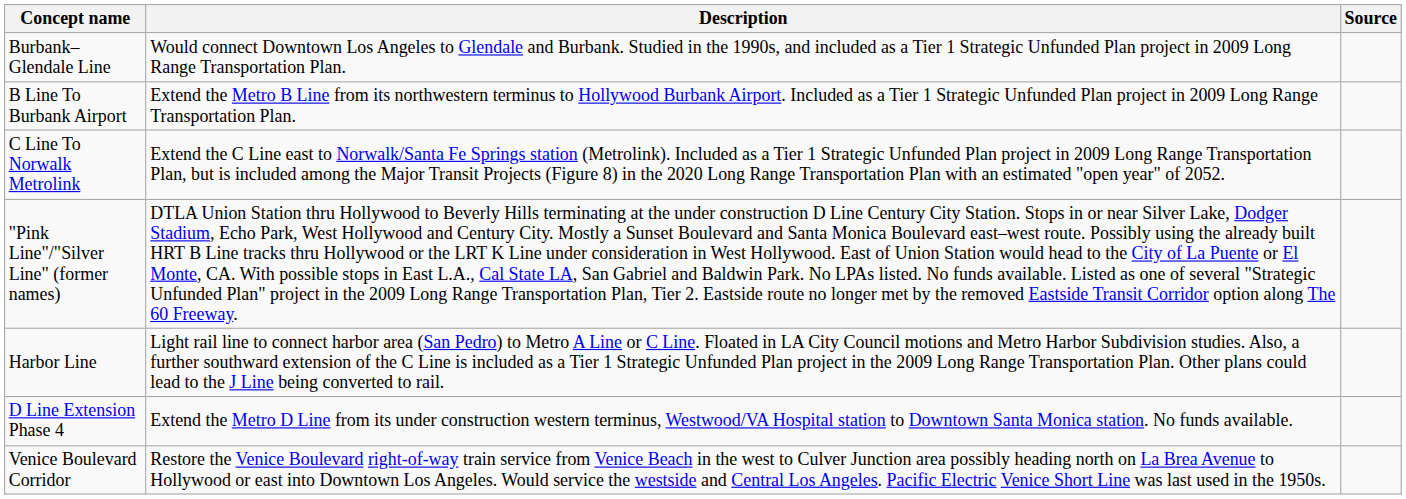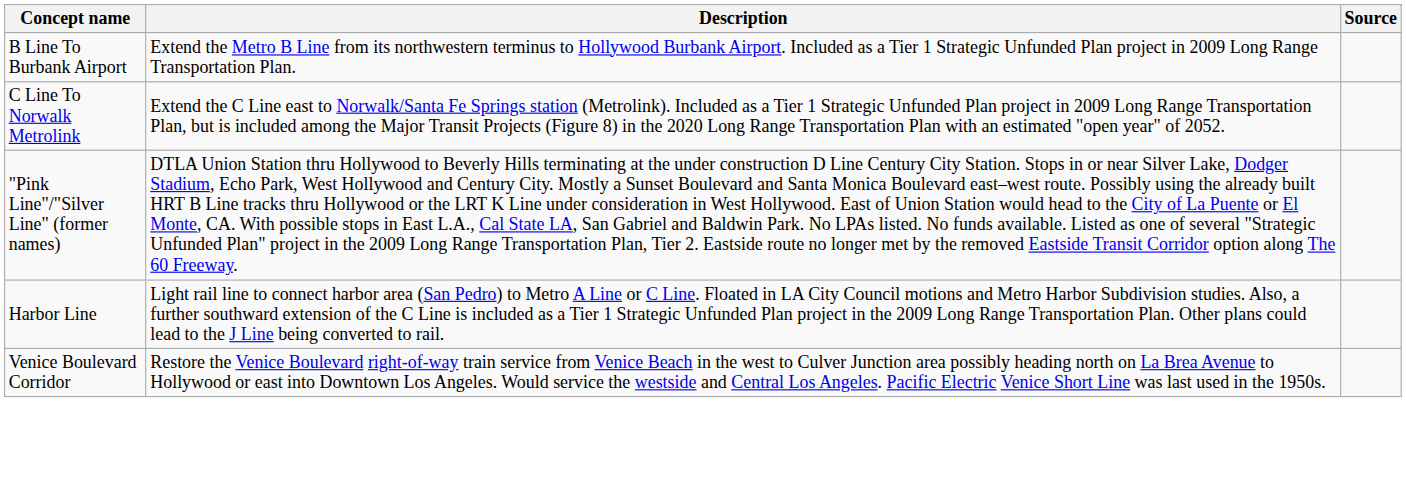- row: (60, 57)
- row: (72, 421)
